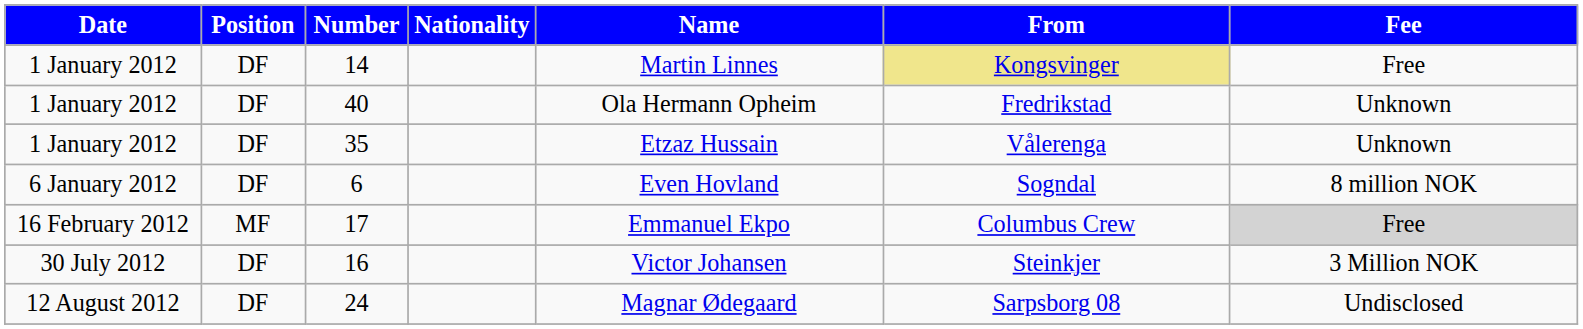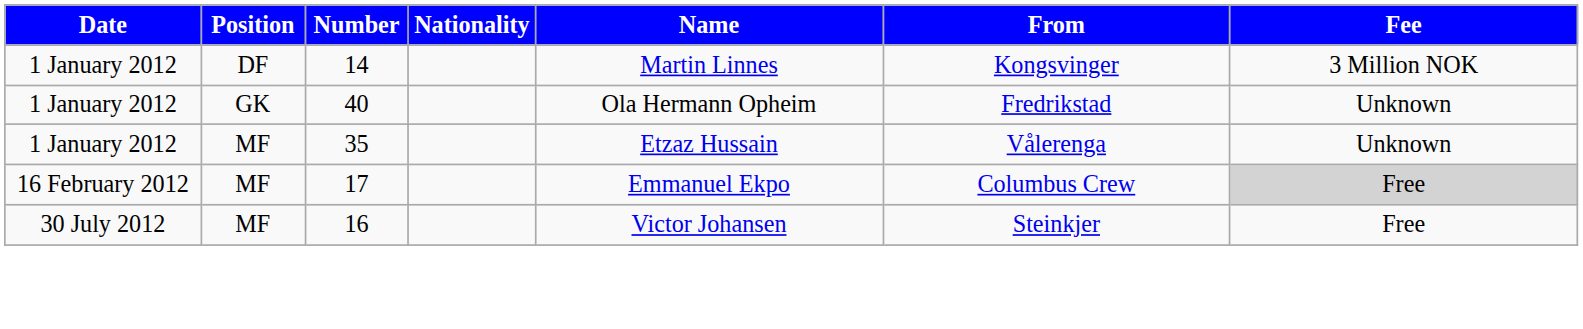(1056, 64) khaki background -> (1056, 64) no background
(1404, 64) Free -> (1404, 64) 3 Million NOK
(253, 104) DF -> (253, 104) GK
(253, 144) DF -> (253, 144) MF
- row: (357, 184)
(253, 264) DF -> (253, 224) MF
(1404, 264) 3 Million NOK -> (1404, 224) Free
- row: (357, 304)
